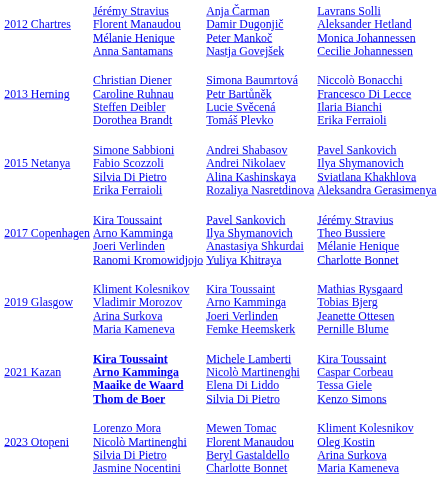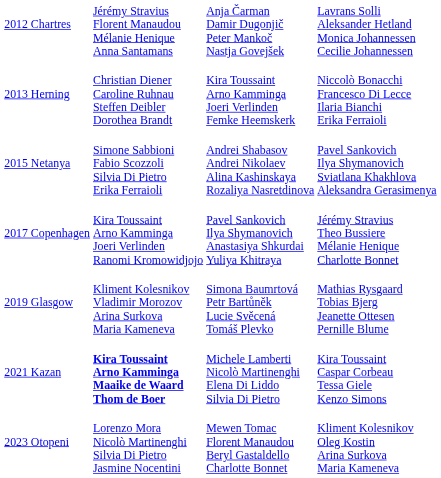(252, 100) Simona Baumrtová Petr Bartůněk Lucie Svěcená Tomáš Plevko -> (251, 100) Kira Toussaint Arno Kamminga Joeri Verlinden Femke Heemskerk
(251, 309) Kira Toussaint Arno Kamminga Joeri Verlinden Femke Heemskerk -> (252, 309) Simona Baumrtová Petr Bartůněk Lucie Svěcená Tomáš Plevko
